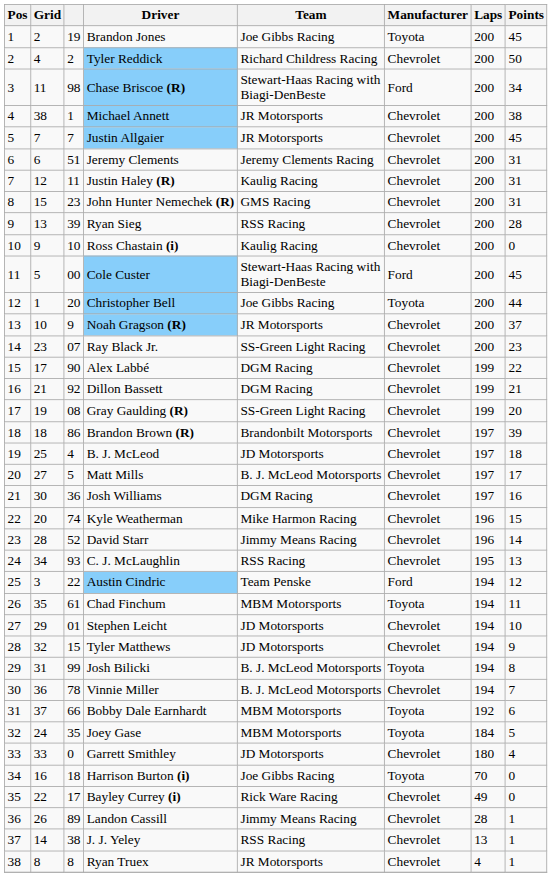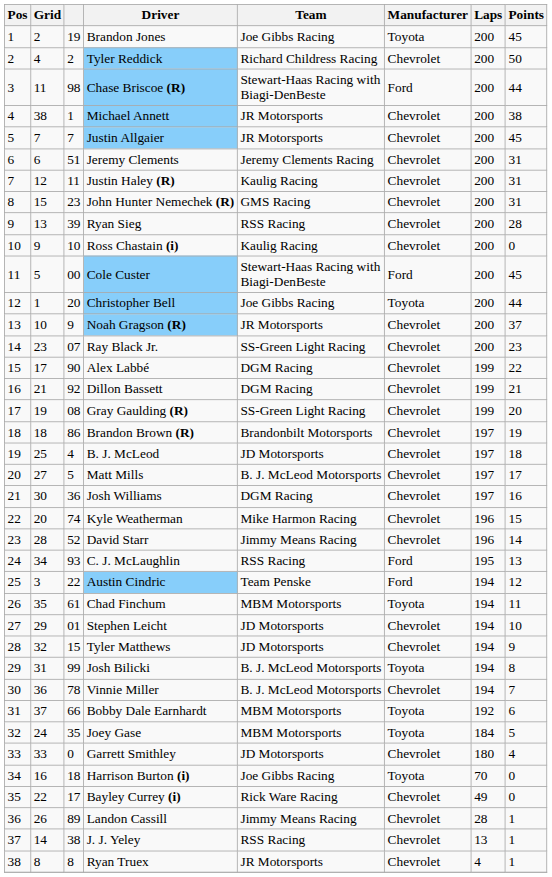(515, 86) 34 -> (515, 86) 44
(515, 431) 39 -> (515, 431) 19
(414, 560) Chevrolet -> (400, 560) Ford
